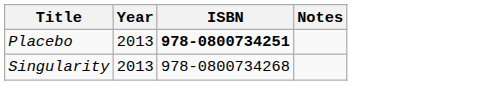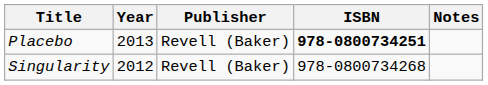+ column: (225, 17)
(135, 67) 2013 -> (135, 67) 2012
